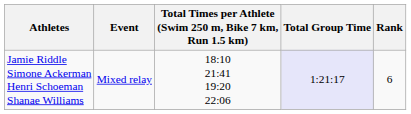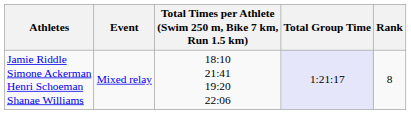(390, 80) 6 -> (390, 80) 8
